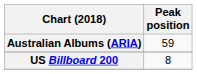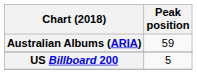(168, 60) 8 -> (168, 60) 5
